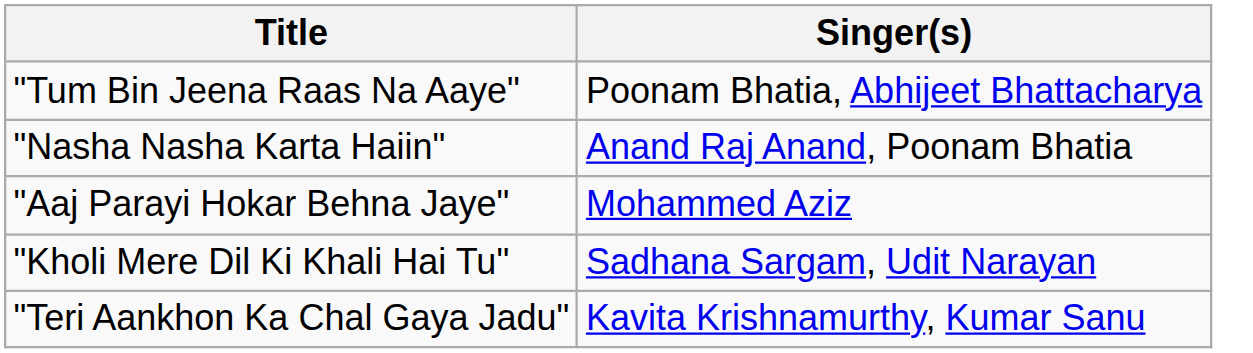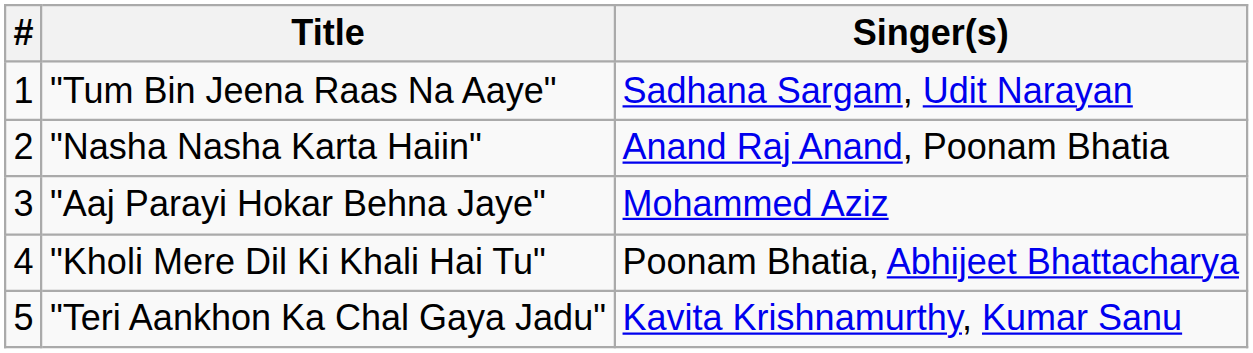+ column: (23, 33)
(894, 90) Poonam Bhatia, Abhijeet Bhattacharya -> (878, 90) Sadhana Sargam, Udit Narayan
(841, 261) Sadhana Sargam, Udit Narayan -> (931, 261) Poonam Bhatia, Abhijeet Bhattacharya
